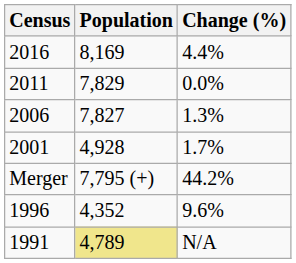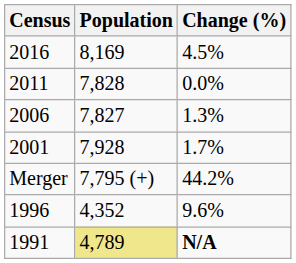(203, 52) 4.4% -> (203, 52) 4.5%
(102, 83) 7,829 -> (102, 83) 7,828
(102, 147) 4,928 -> (102, 147) 7,928
(199, 242) normal -> (199, 242) bold
